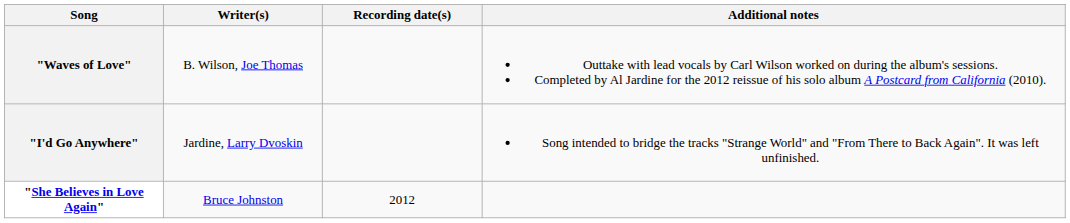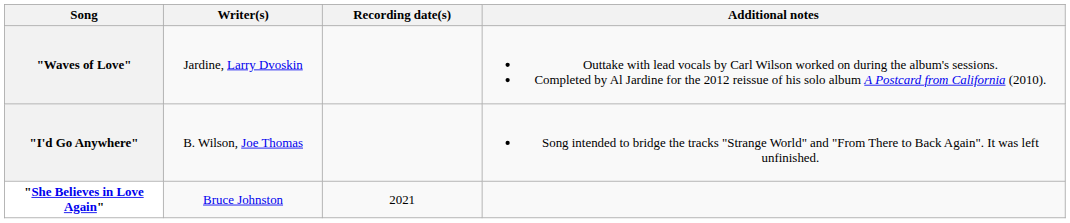(243, 64) B. Wilson, Joe Thomas -> (243, 64) Jardine, Larry Dvoskin
(243, 142) Jardine, Larry Dvoskin -> (243, 142) B. Wilson, Joe Thomas
(402, 199) 2012 -> (402, 199) 2021
